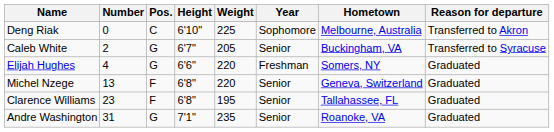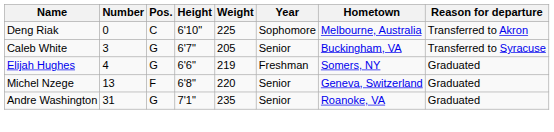(105, 48) 2 -> (105, 48) 3
(226, 65) 220 -> (226, 65) 219
- row: (51, 100)
